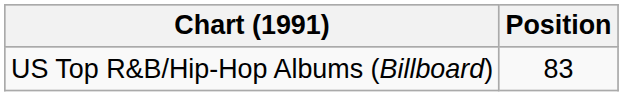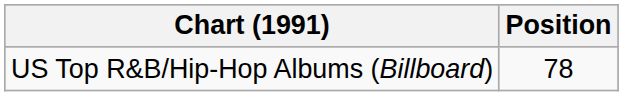(558, 68) 83 -> (558, 68) 78
